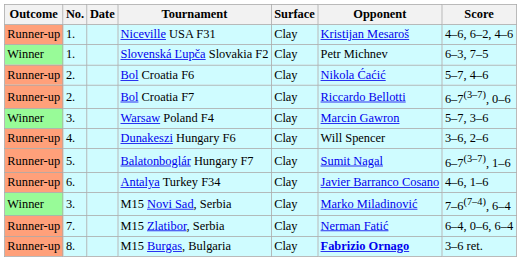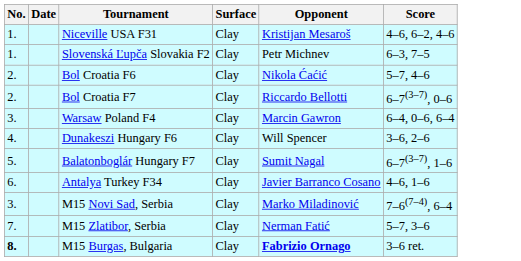- column: (34, 14)
(467, 118) 5–7, 3–6 -> (420, 118) 6–4, 0–6, 6–4
(479, 225) 6–4, 0–6, 6–4 -> (408, 225) 5–7, 3–6
(71, 245) normal -> (12, 245) bold
